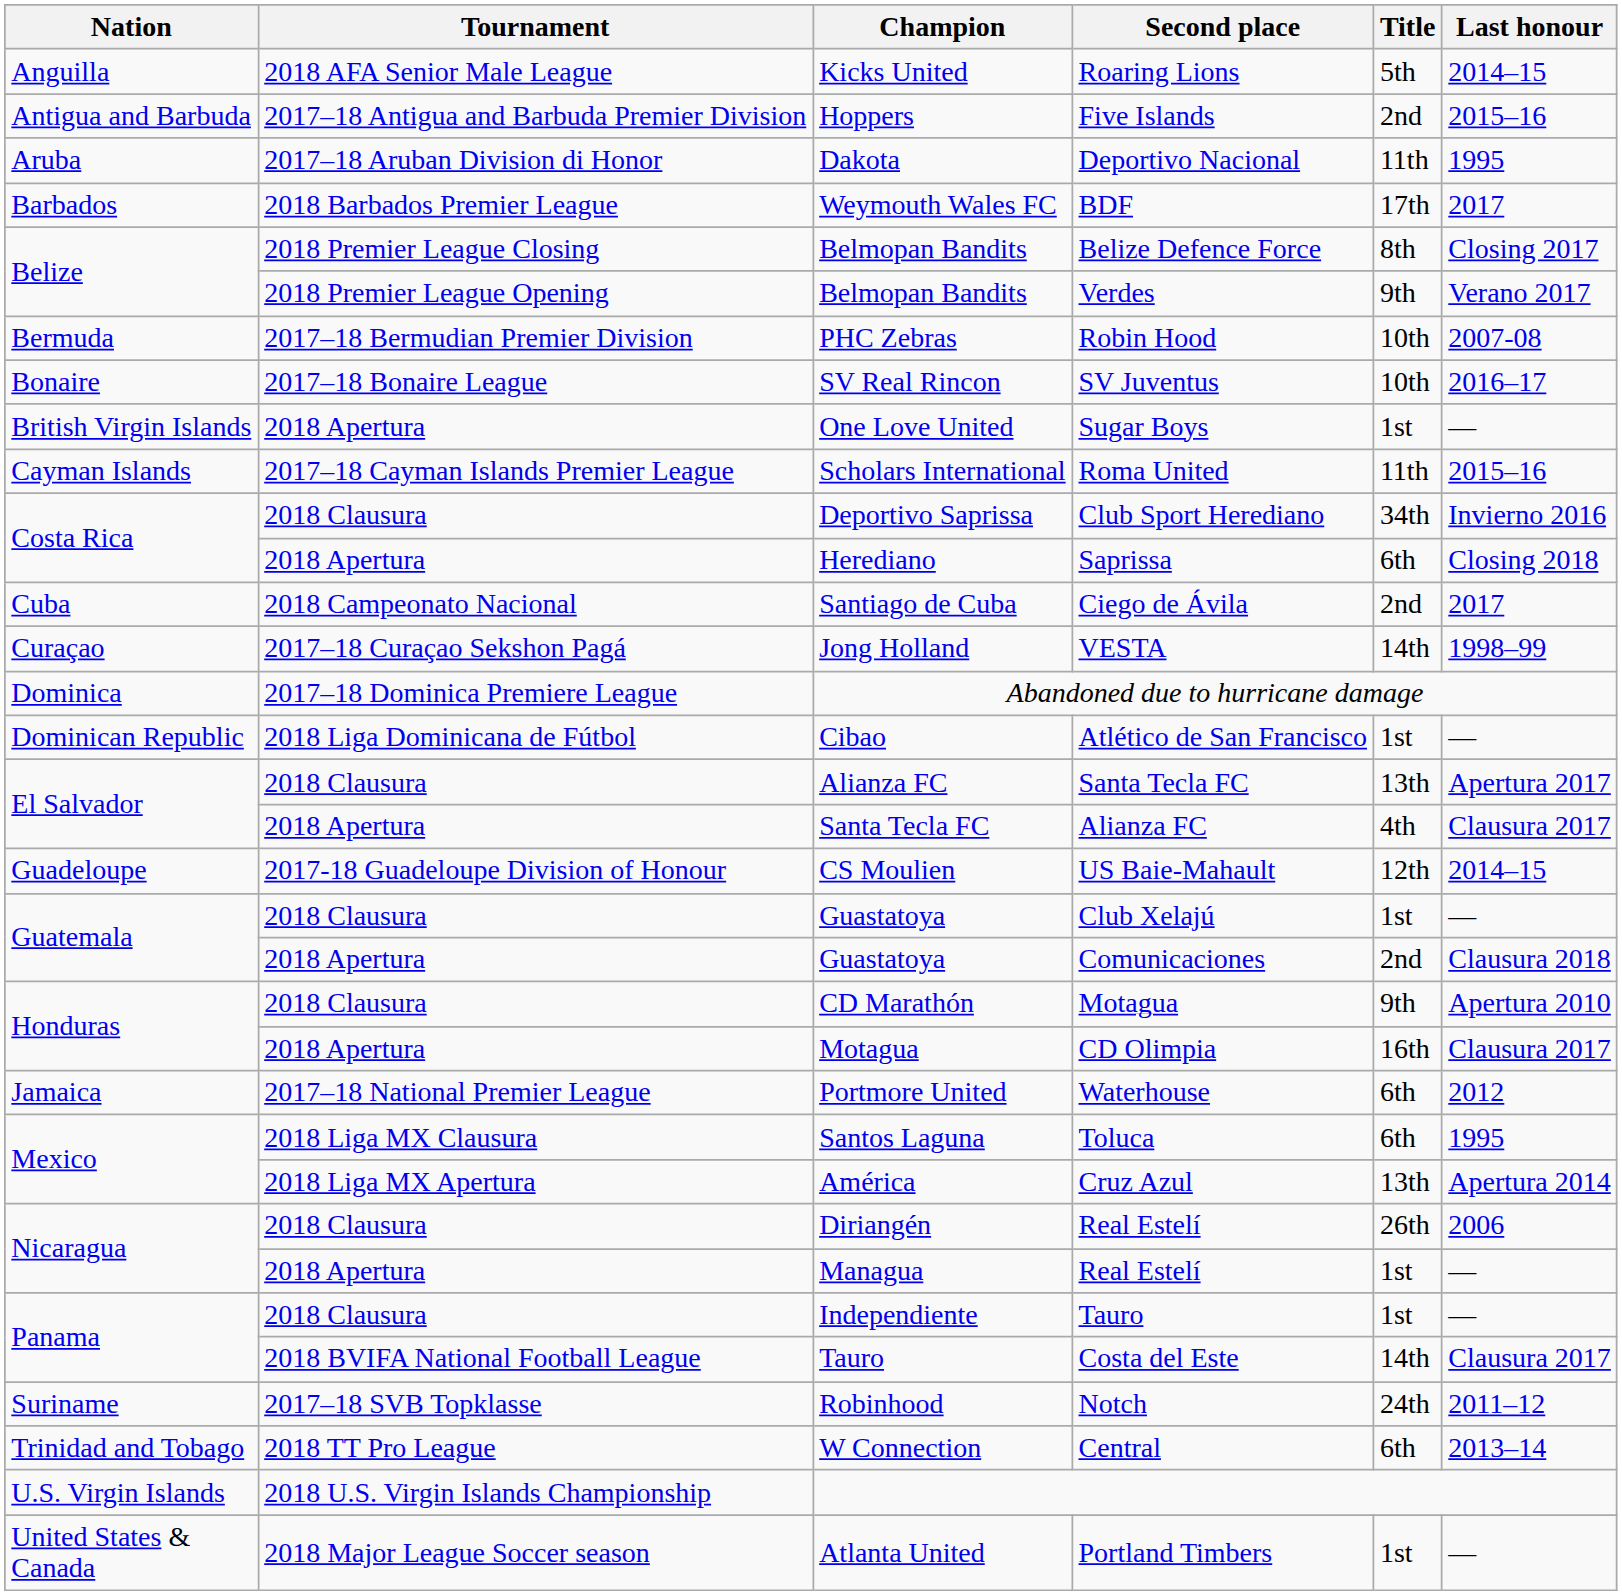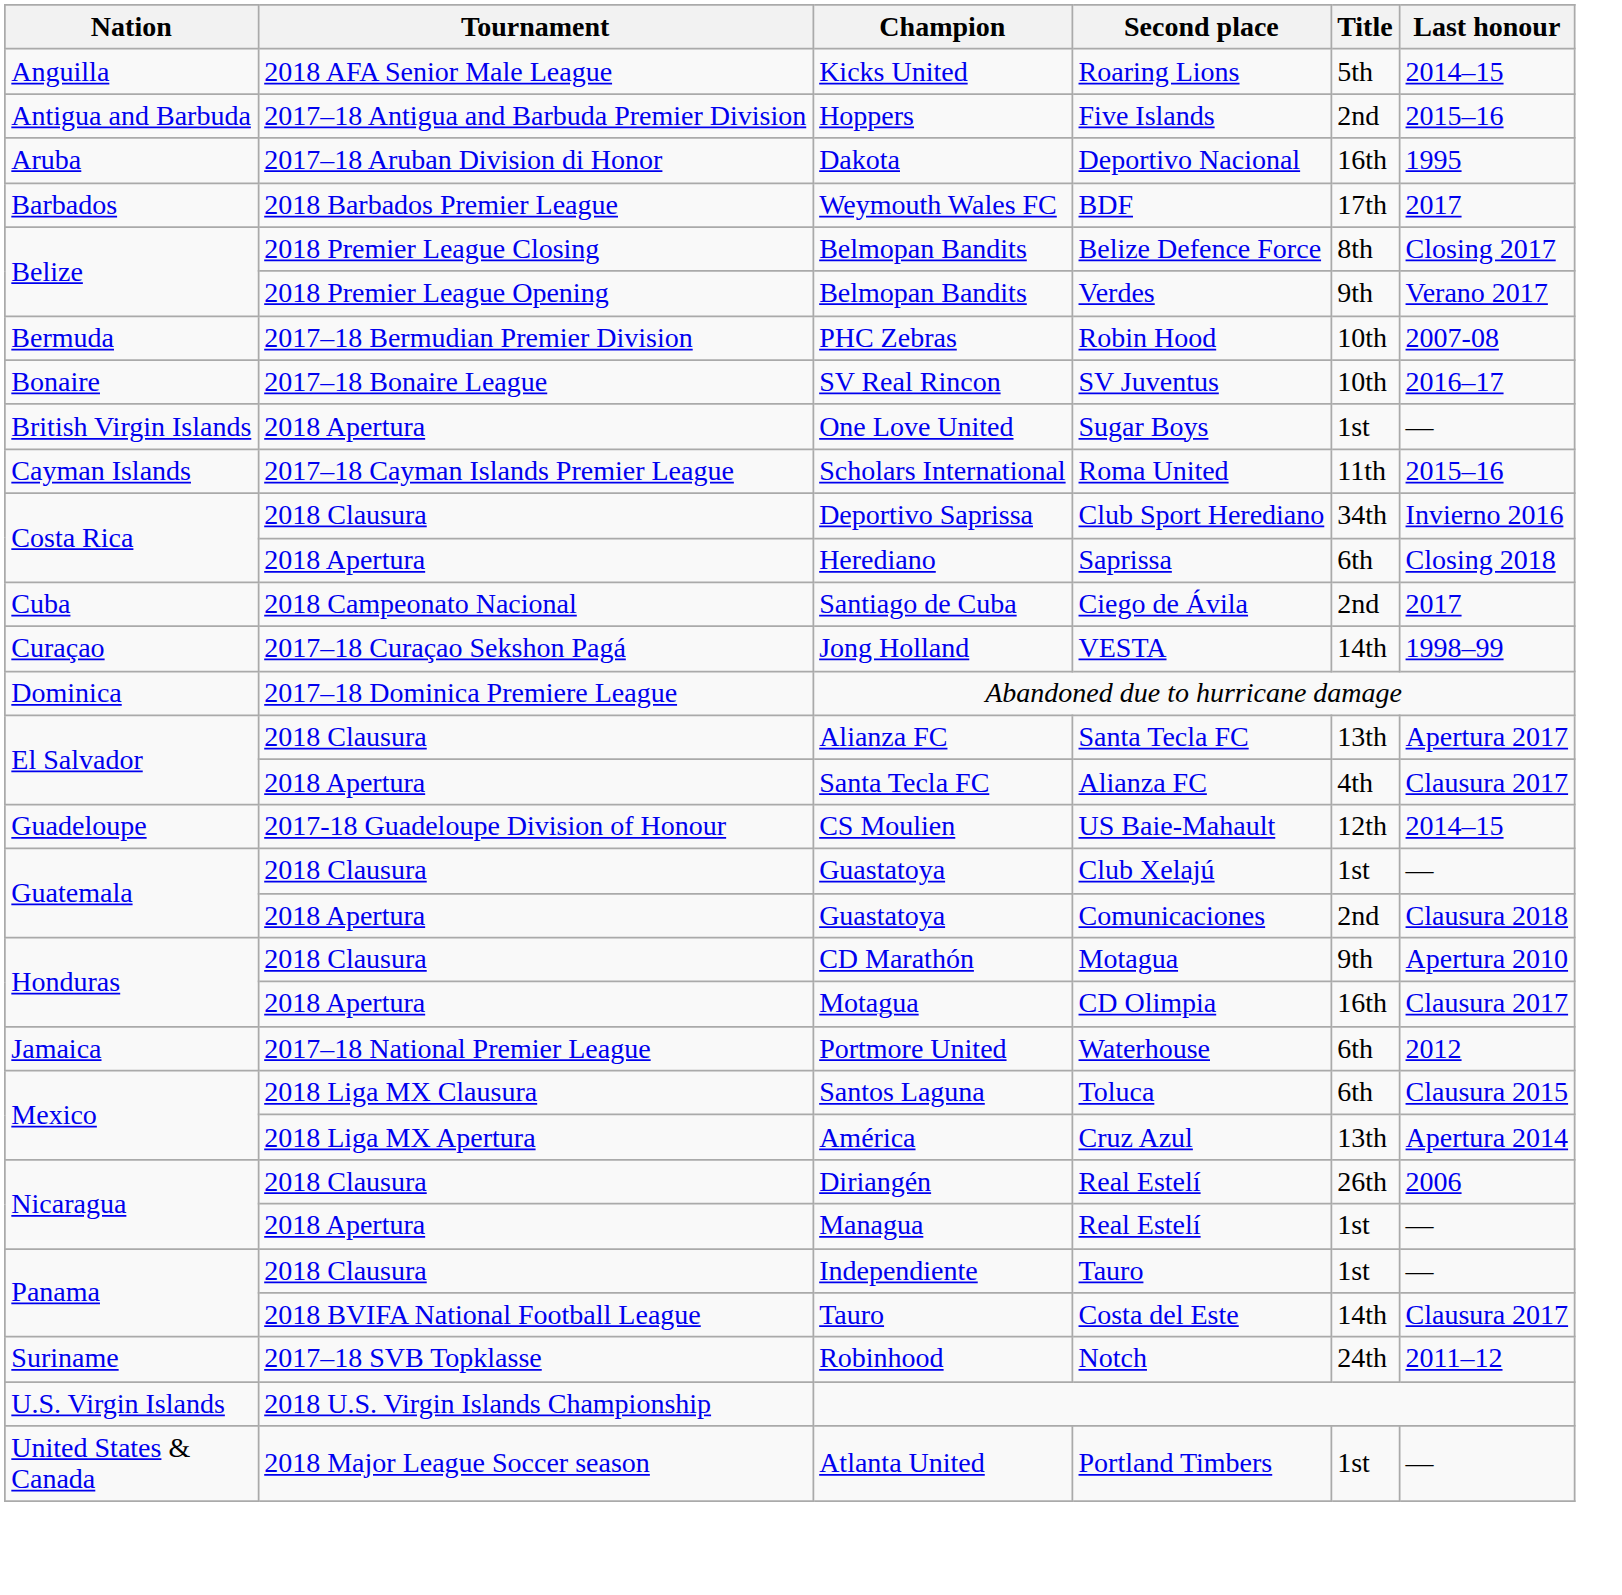(1404, 159) 11th -> (1362, 159) 16th
- row: (853, 737)
(1476, 1136) 1995 -> (1487, 1092) Clausura 2015
- row: (900, 1447)
